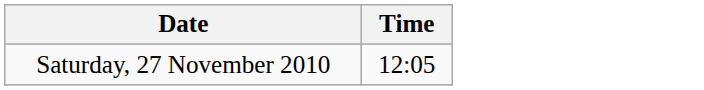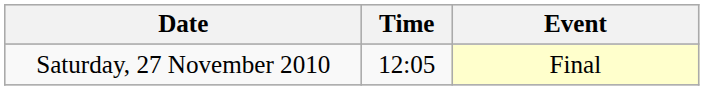+ column: (575, 24)
